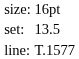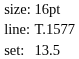rows swapped: (14, 29) <-> (17, 50)
